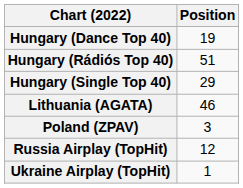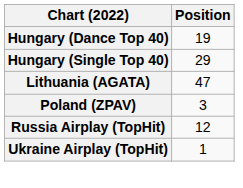- row: (90, 60)
(208, 104) 46 -> (203, 82) 47
